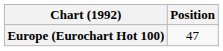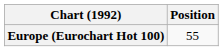(193, 35) 47 -> (193, 35) 55
